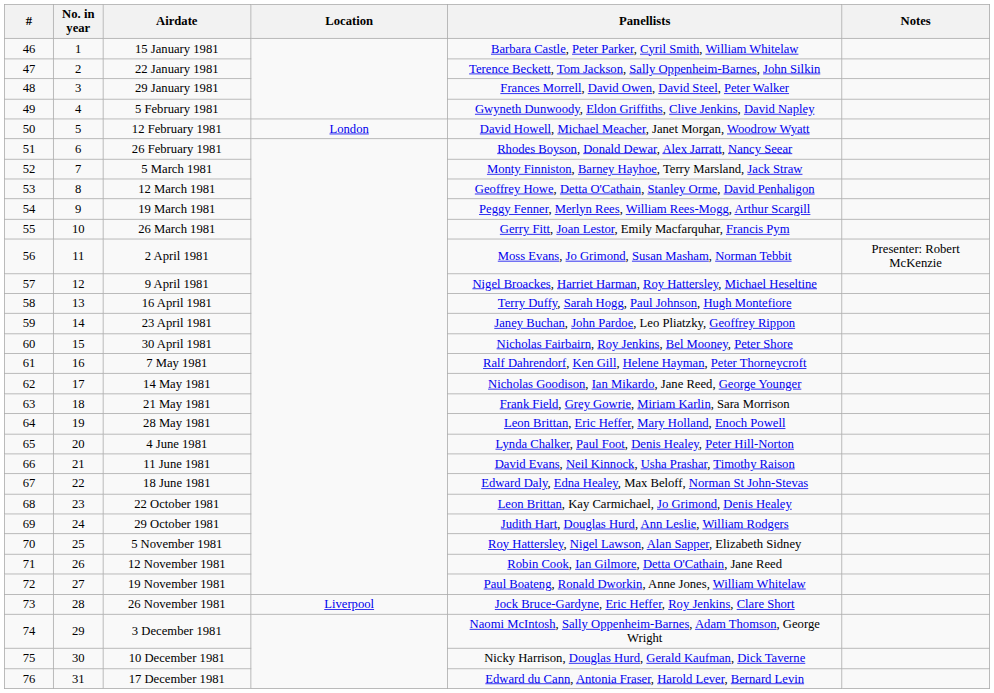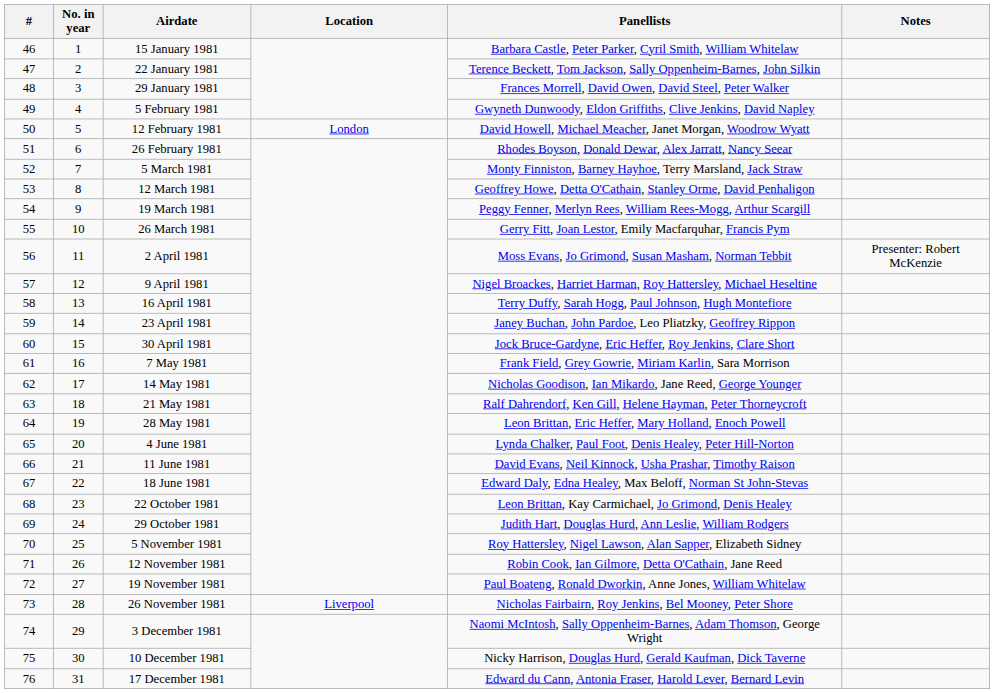(645, 343) Nicholas Fairbairn, Roy Jenkins, Bel Mooney, Peter Shore -> (645, 343) Jock Bruce-Gardyne, Eric Heffer, Roy Jenkins, Clare Short
(645, 363) Ralf Dahrendorf, Ken Gill, Helene Hayman, Peter Thorneycroft -> (645, 363) Frank Field, Grey Gowrie, Miriam Karlin, Sara Morrison
(645, 403) Frank Field, Grey Gowrie, Miriam Karlin, Sara Morrison -> (645, 403) Ralf Dahrendorf, Ken Gill, Helene Hayman, Peter Thorneycroft
(645, 604) Jock Bruce-Gardyne, Eric Heffer, Roy Jenkins, Clare Short -> (645, 604) Nicholas Fairbairn, Roy Jenkins, Bel Mooney, Peter Shore
